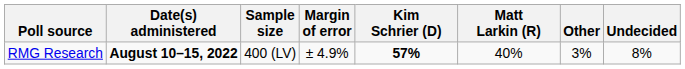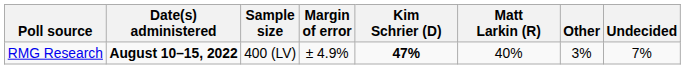(406, 53) 57% -> (406, 53) 47%
(642, 53) 8% -> (642, 53) 7%
